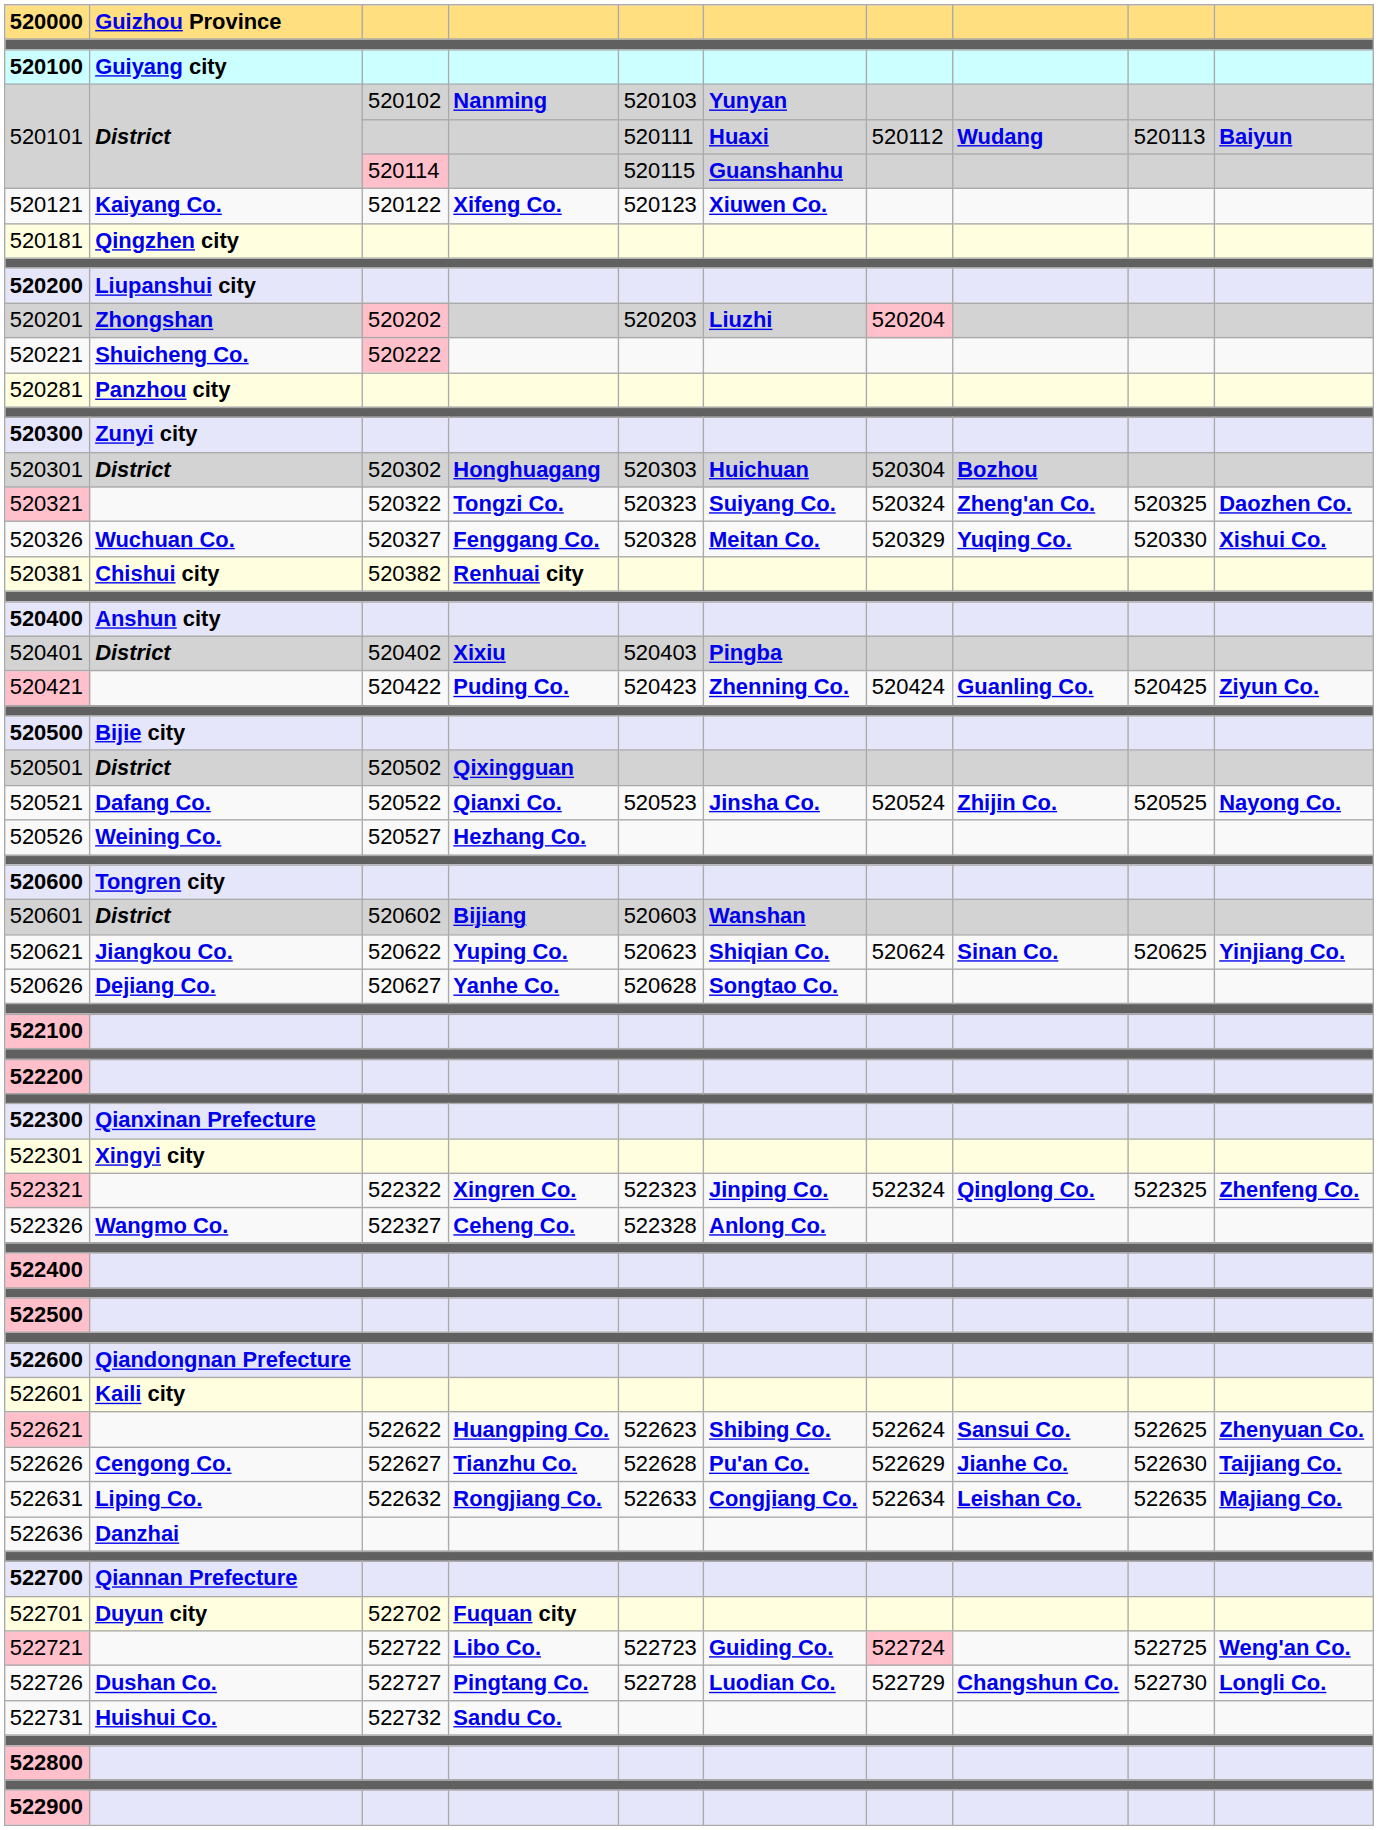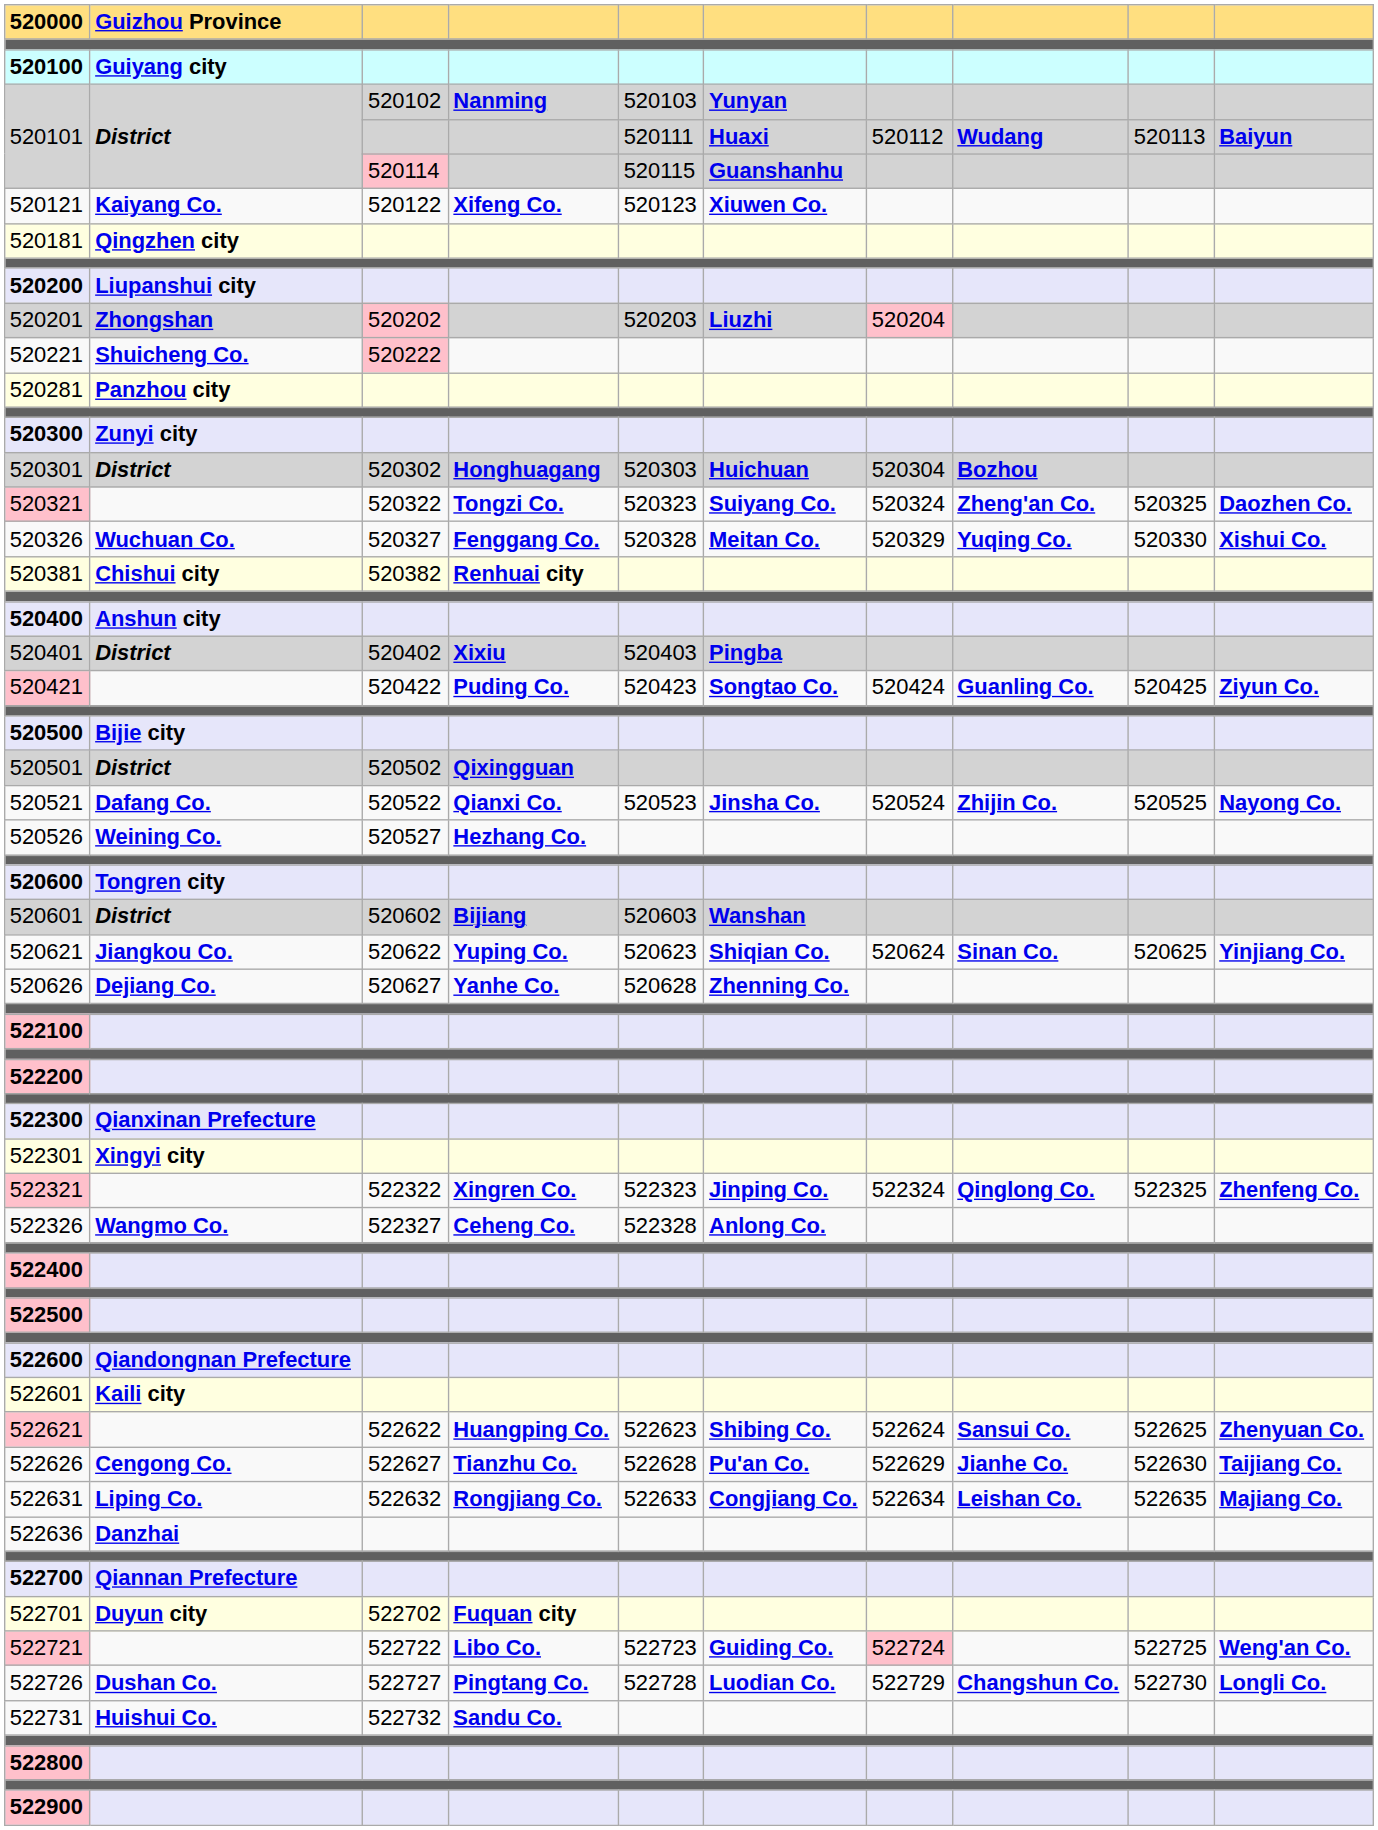(779, 688) Zhenning Co. -> (774, 688) Songtao Co.
(774, 986) Songtao Co. -> (779, 986) Zhenning Co.
